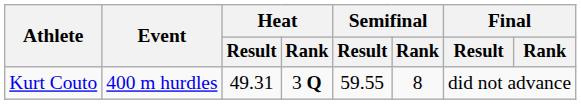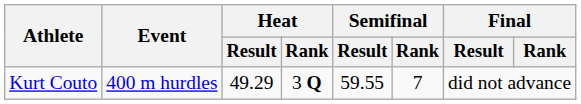(252, 83) 49.31 -> (252, 83) 49.29
(418, 83) 8 -> (418, 83) 7
